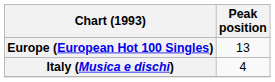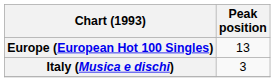(243, 67) 4 -> (243, 67) 3
